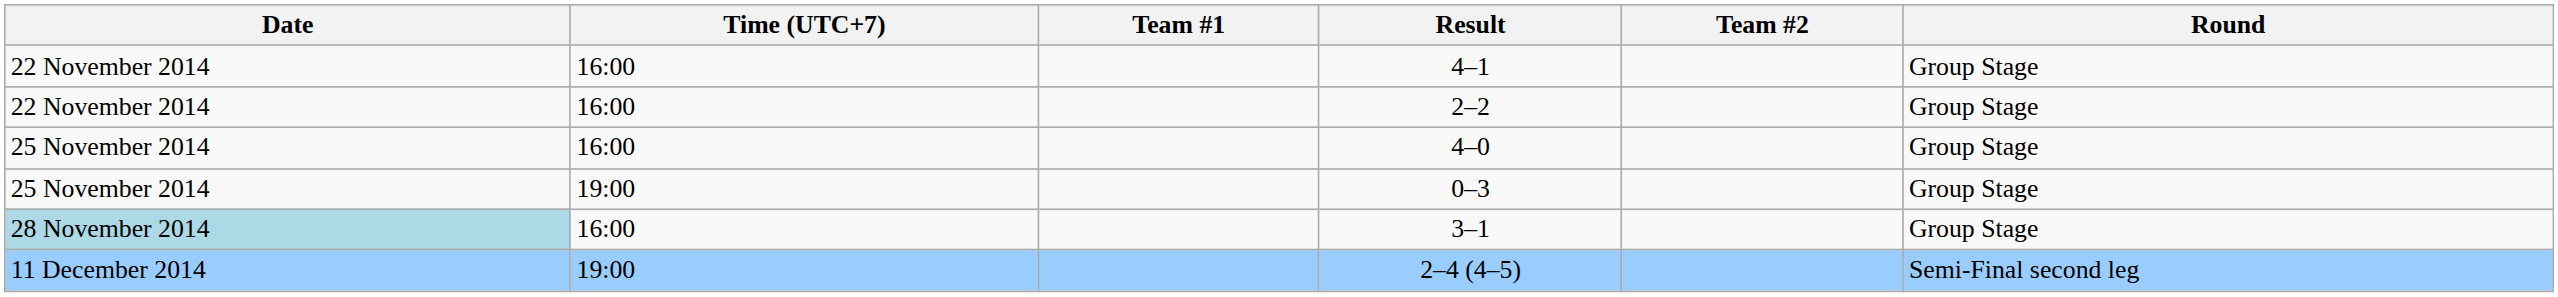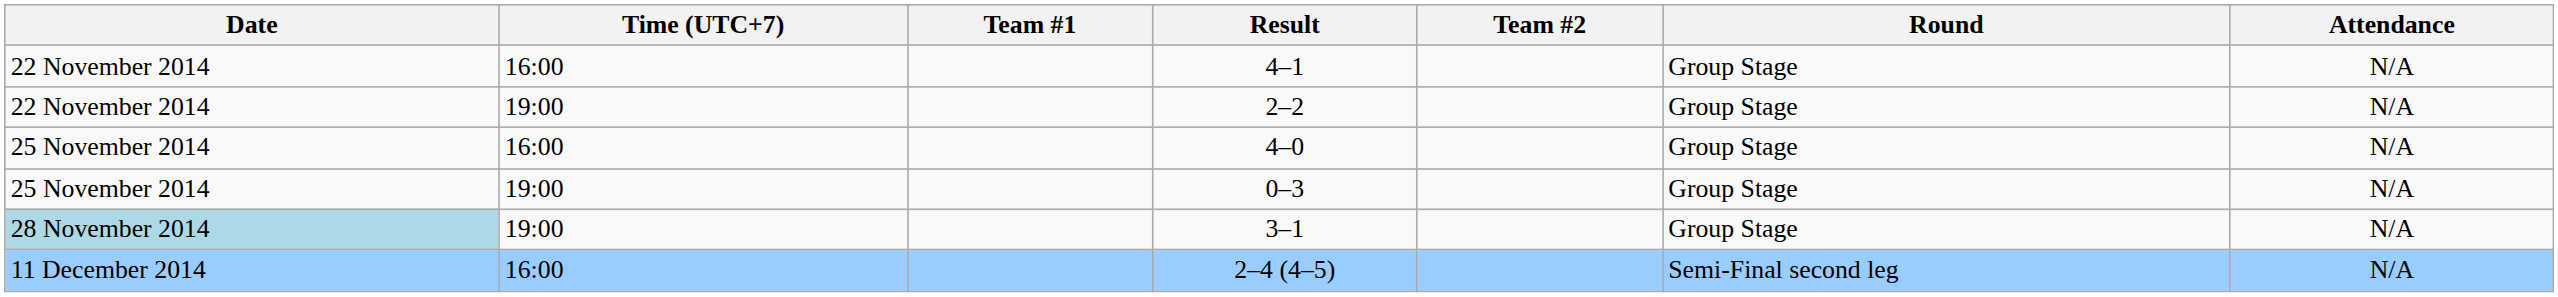+ column: (2392, 24)
(606, 106) 16:00 -> (534, 106) 19:00
(606, 229) 16:00 -> (534, 229) 19:00
(606, 270) 19:00 -> (534, 270) 16:00
